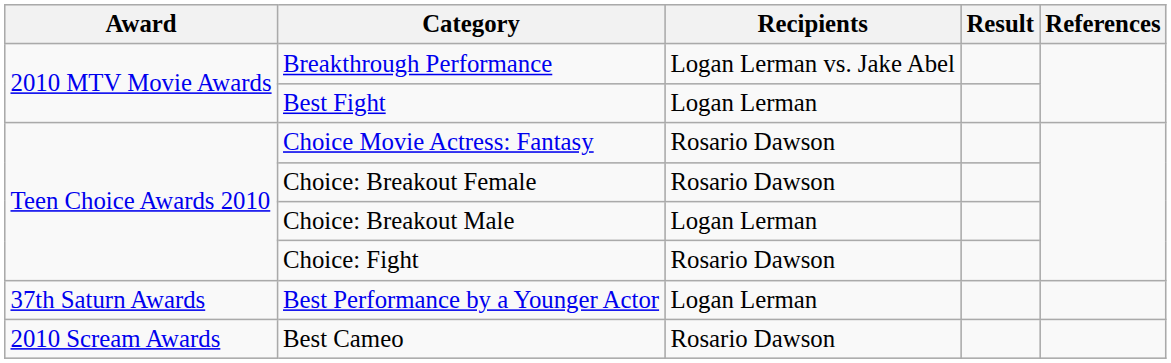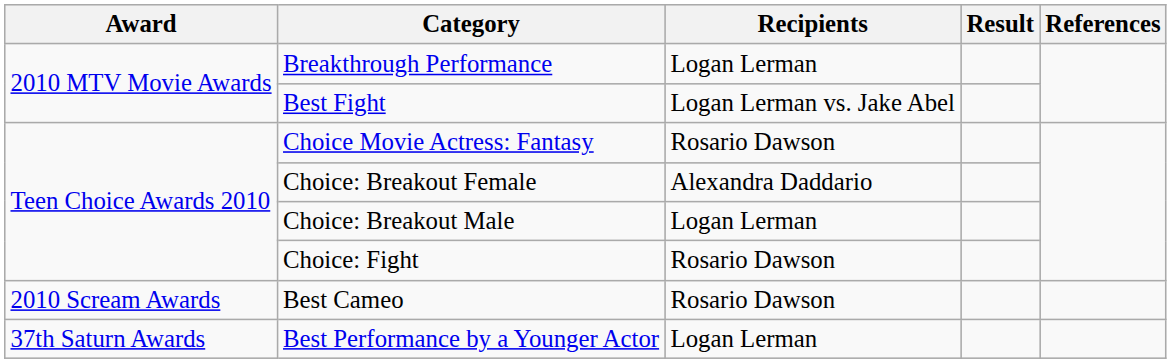(813, 63) Logan Lerman vs. Jake Abel -> (744, 63) Logan Lerman
(744, 102) Logan Lerman -> (813, 102) Logan Lerman vs. Jake Abel
(753, 181) Rosario Dawson -> (771, 181) Alexandra Daddario
rows swapped: (471, 299) <-> (343, 338)
